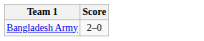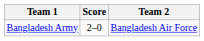+ column: (154, 12)
